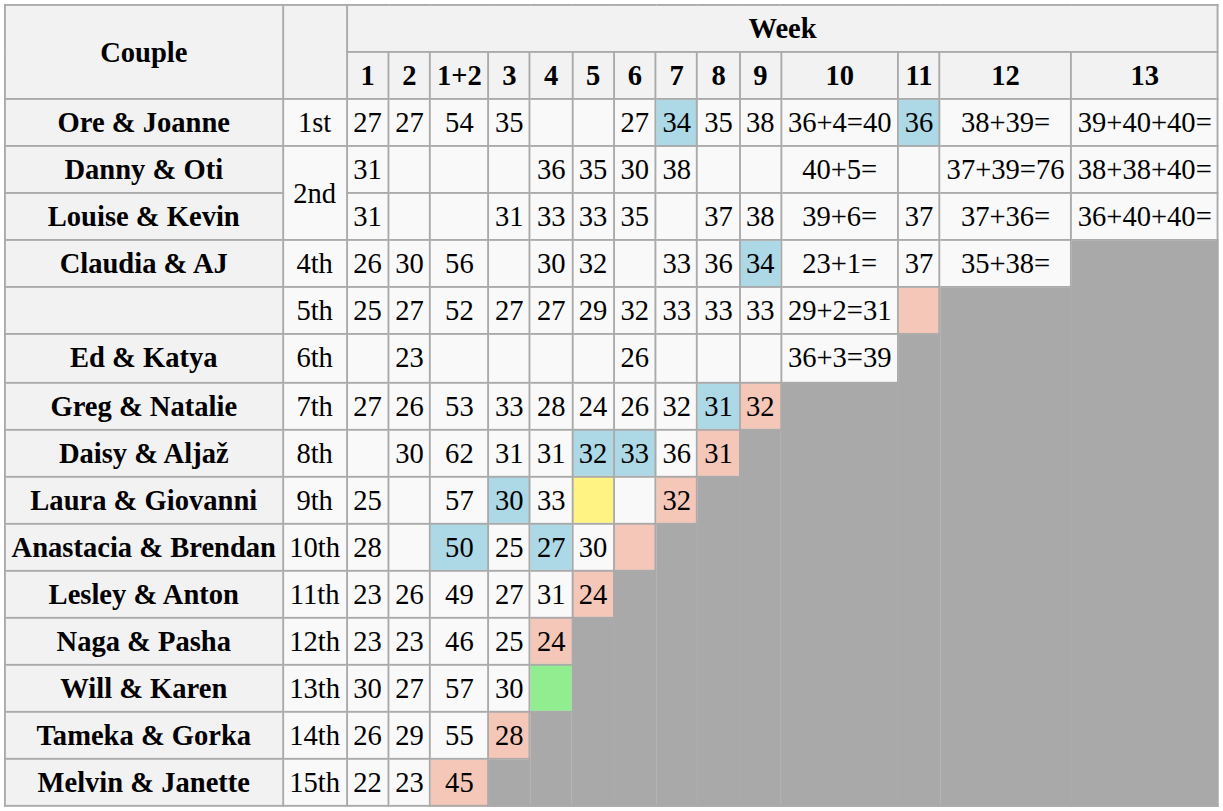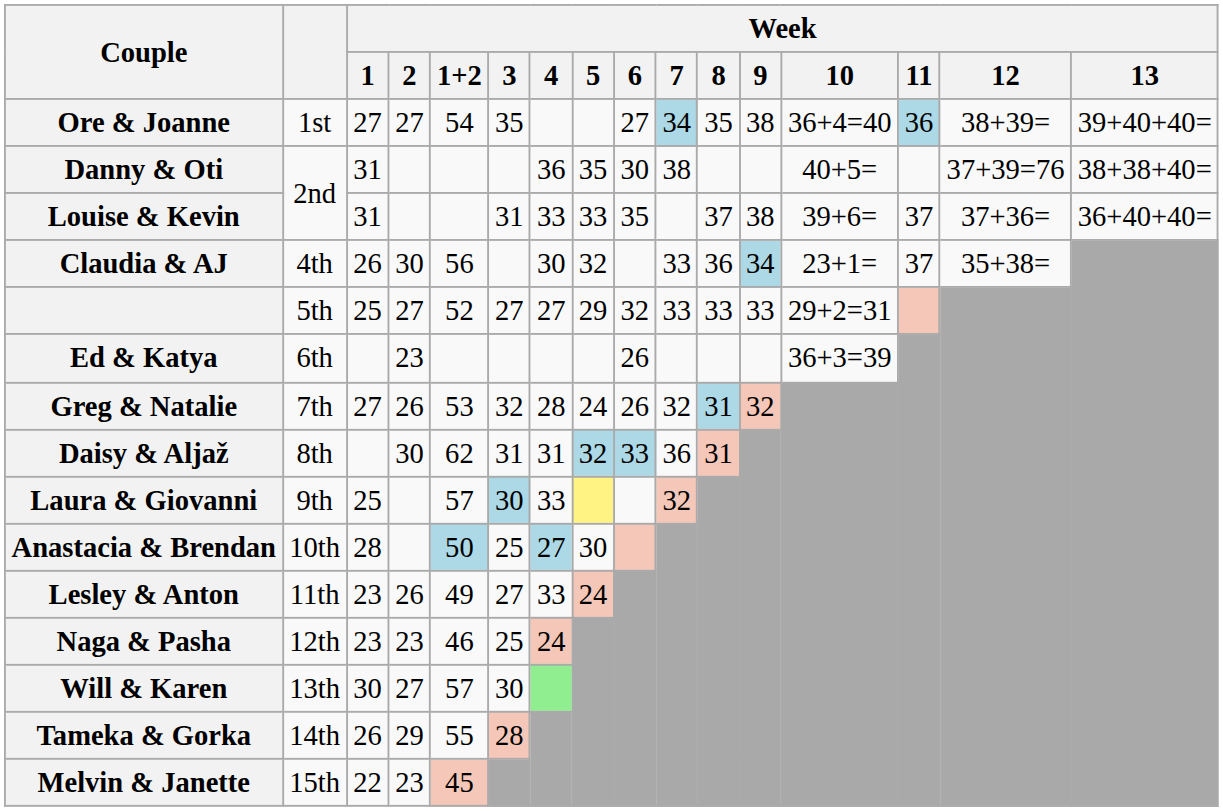(509, 405) 33 -> (509, 405) 32
(551, 593) 31 -> (551, 593) 33
